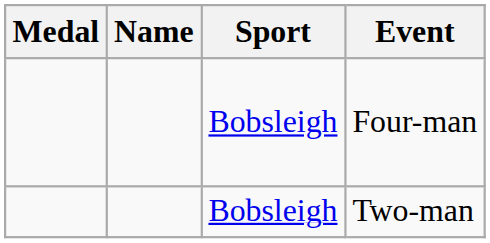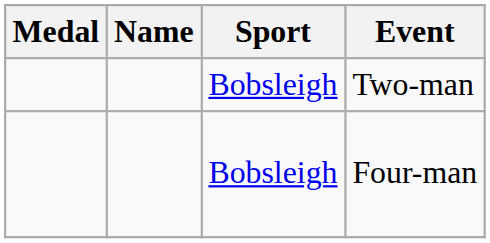rows swapped: (413, 211) <-> (415, 121)
